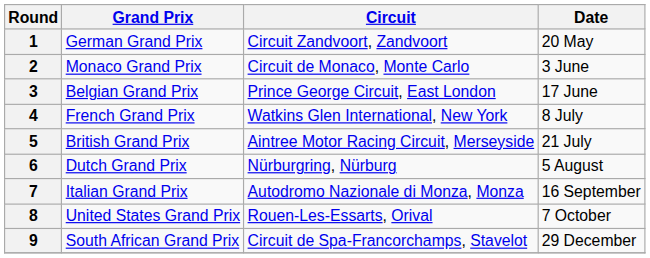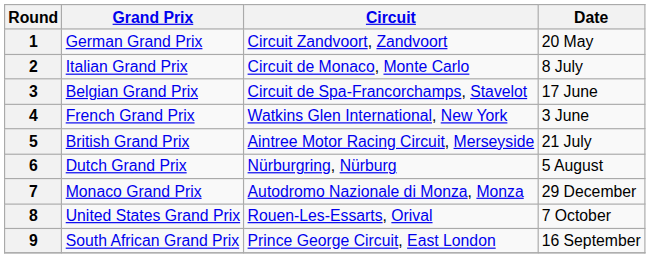(134, 66) Monaco Grand Prix -> (127, 66) Italian Grand Prix
(565, 66) 3 June -> (562, 66) 8 July
(372, 91) Prince George Circuit, East London -> (387, 91) Circuit de Spa-Francorchamps, Stavelot
(562, 116) 8 July -> (565, 116) 3 June
(127, 191) Italian Grand Prix -> (134, 191) Monaco Grand Prix
(591, 191) 16 September -> (589, 191) 29 December
(387, 240) Circuit de Spa-Francorchamps, Stavelot -> (372, 240) Prince George Circuit, East London
(589, 240) 29 December -> (591, 240) 16 September
